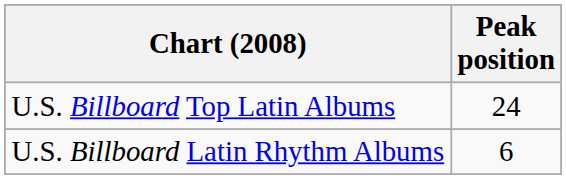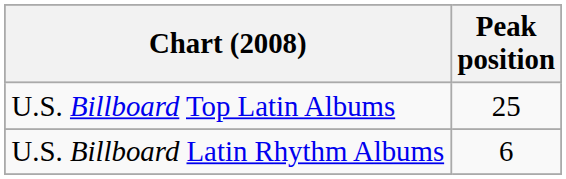(506, 105) 24 -> (506, 105) 25
